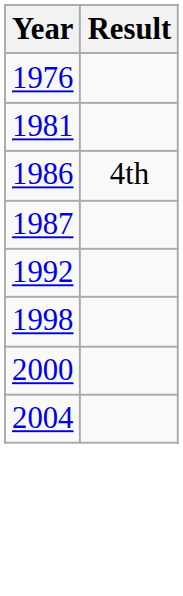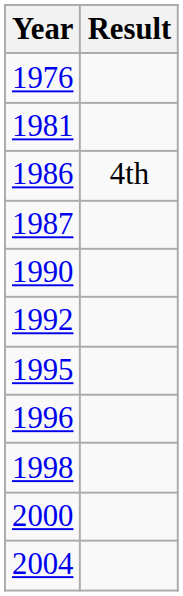+ row: (43, 272)
+ row: (43, 369)
+ row: (43, 418)
